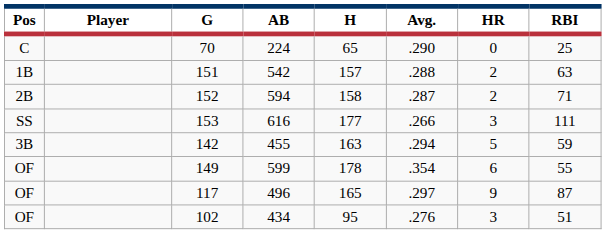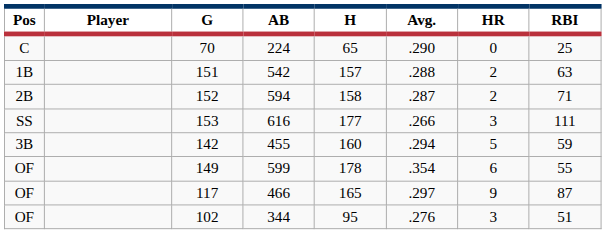(350, 144) 163 -> (350, 144) 160
(279, 192) 496 -> (279, 192) 466
(279, 217) 434 -> (279, 217) 344
